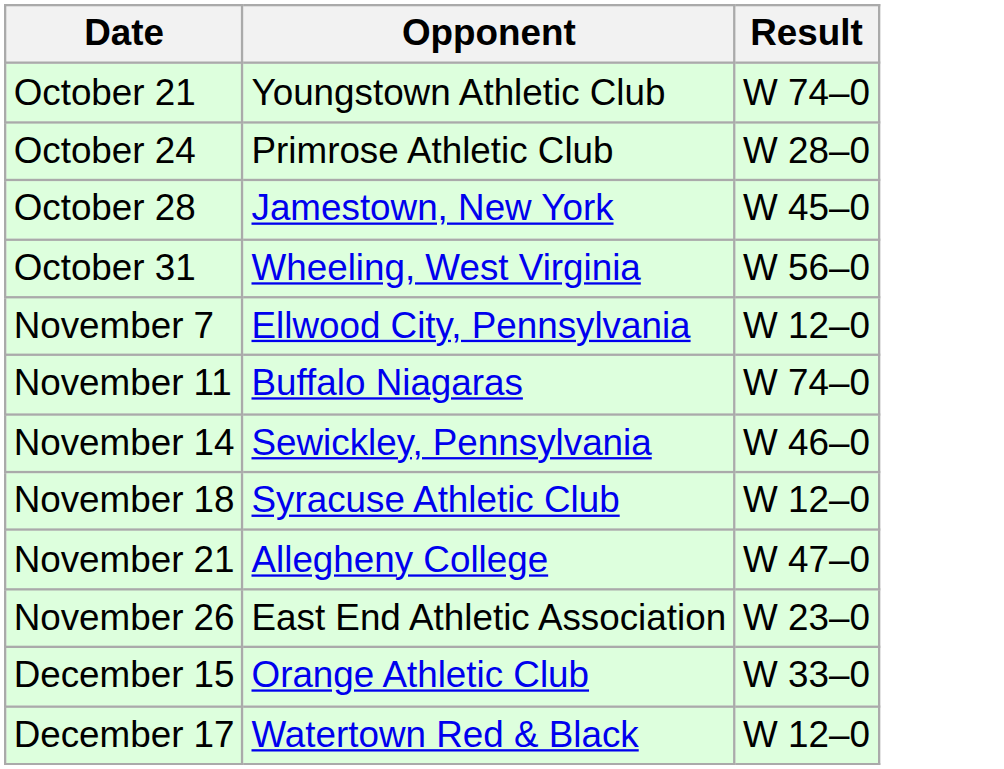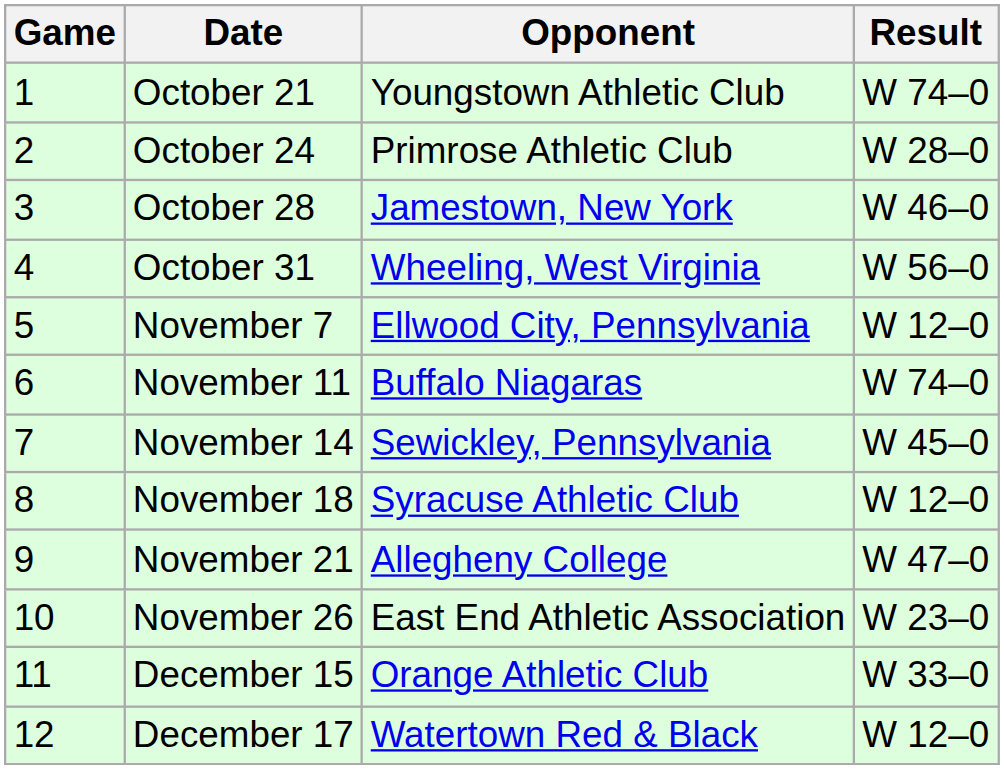+ column: (65, 33)
(806, 208) W 45–0 -> (926, 208) W 46–0
(806, 442) W 46–0 -> (926, 442) W 45–0
